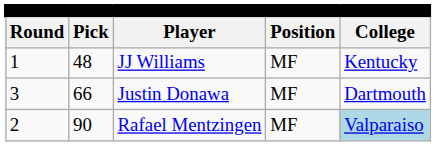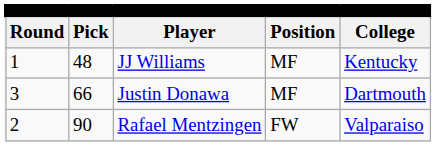(284, 125) MF -> (284, 125) FW
(384, 125) lightblue background -> (384, 125) no background
